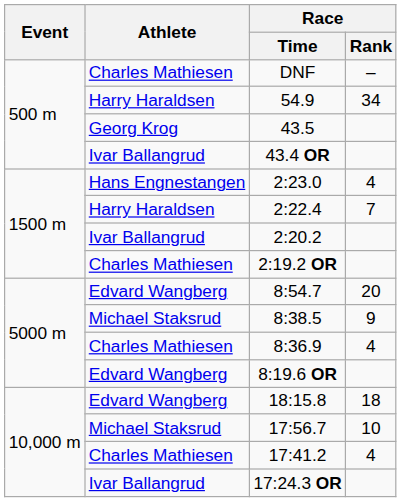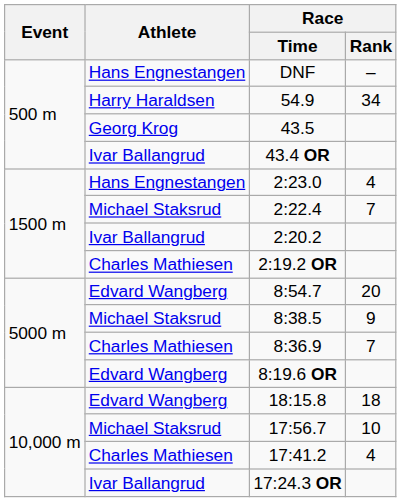(161, 73) Charles Mathiesen -> (167, 73) Hans Engnestangen
(152, 210) Harry Haraldsen -> (155, 210) Michael Staksrud
(371, 346) 4 -> (371, 346) 7
